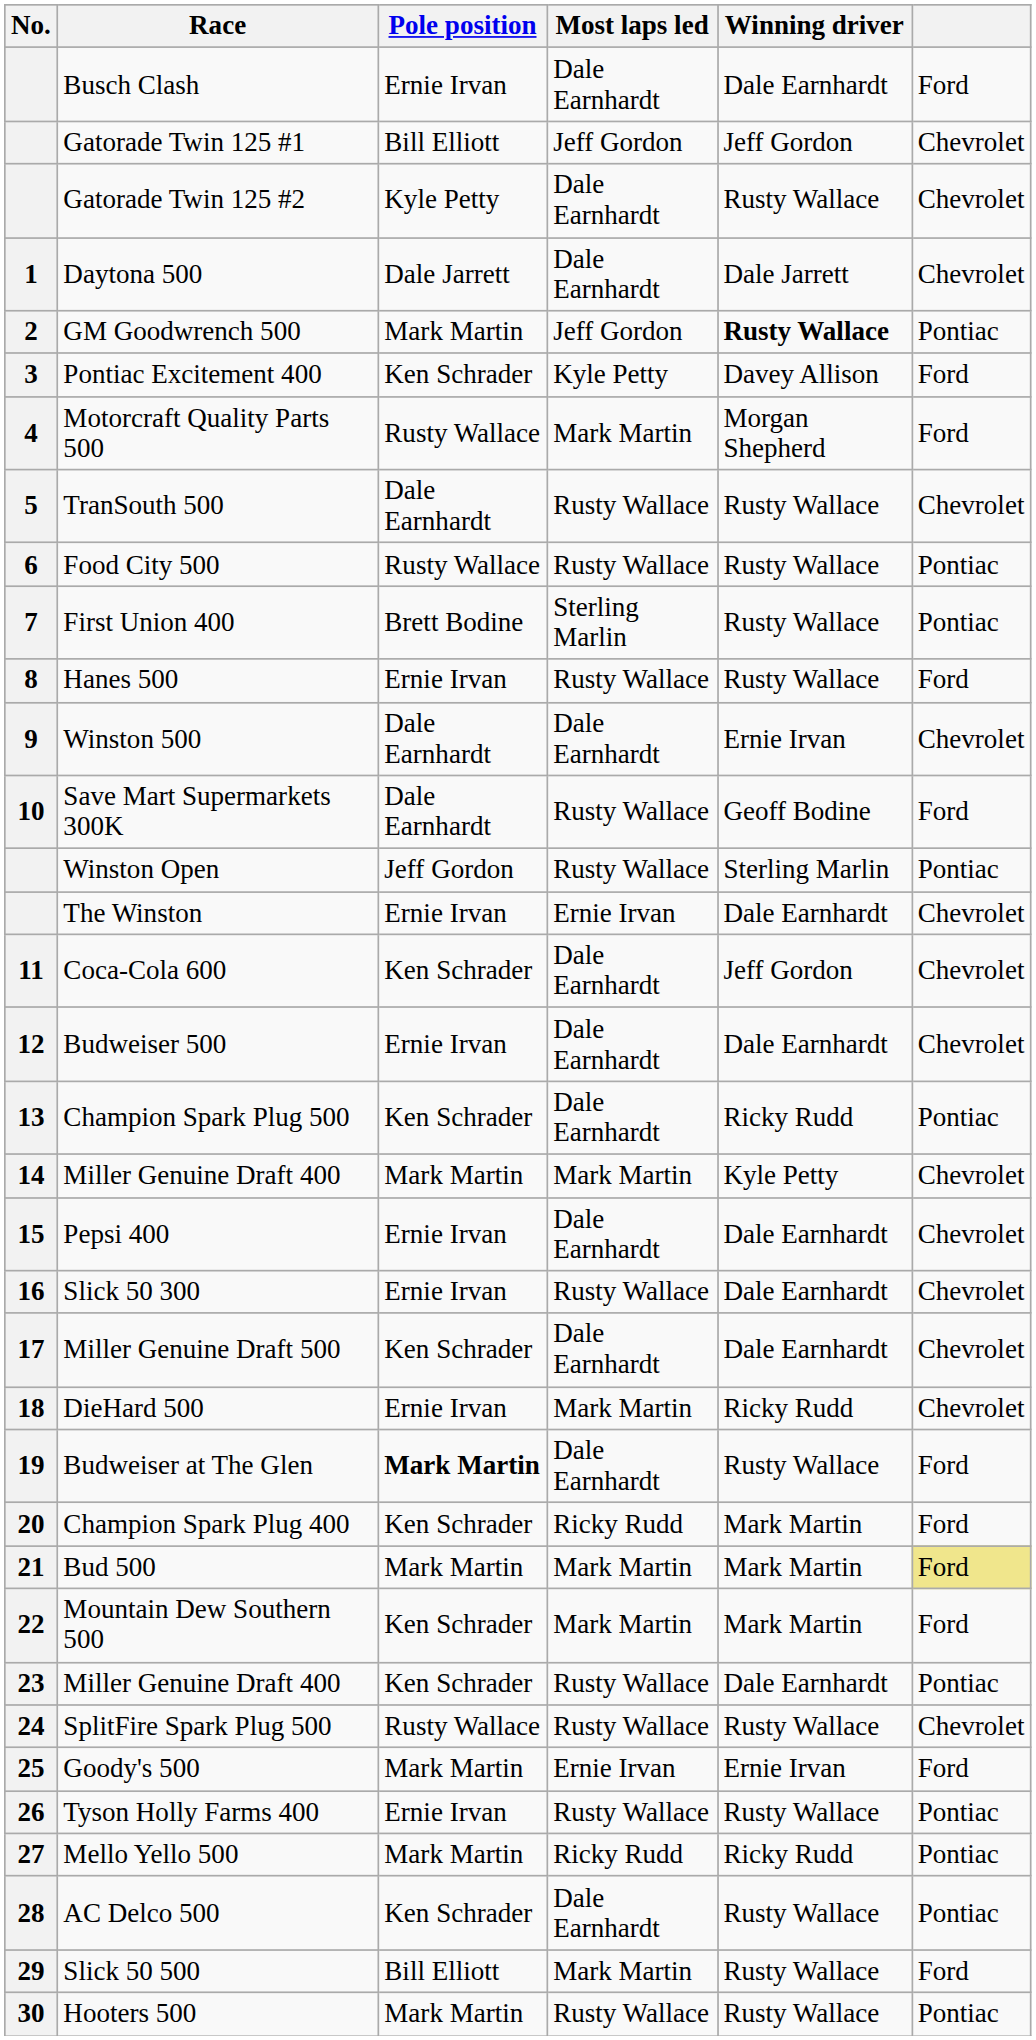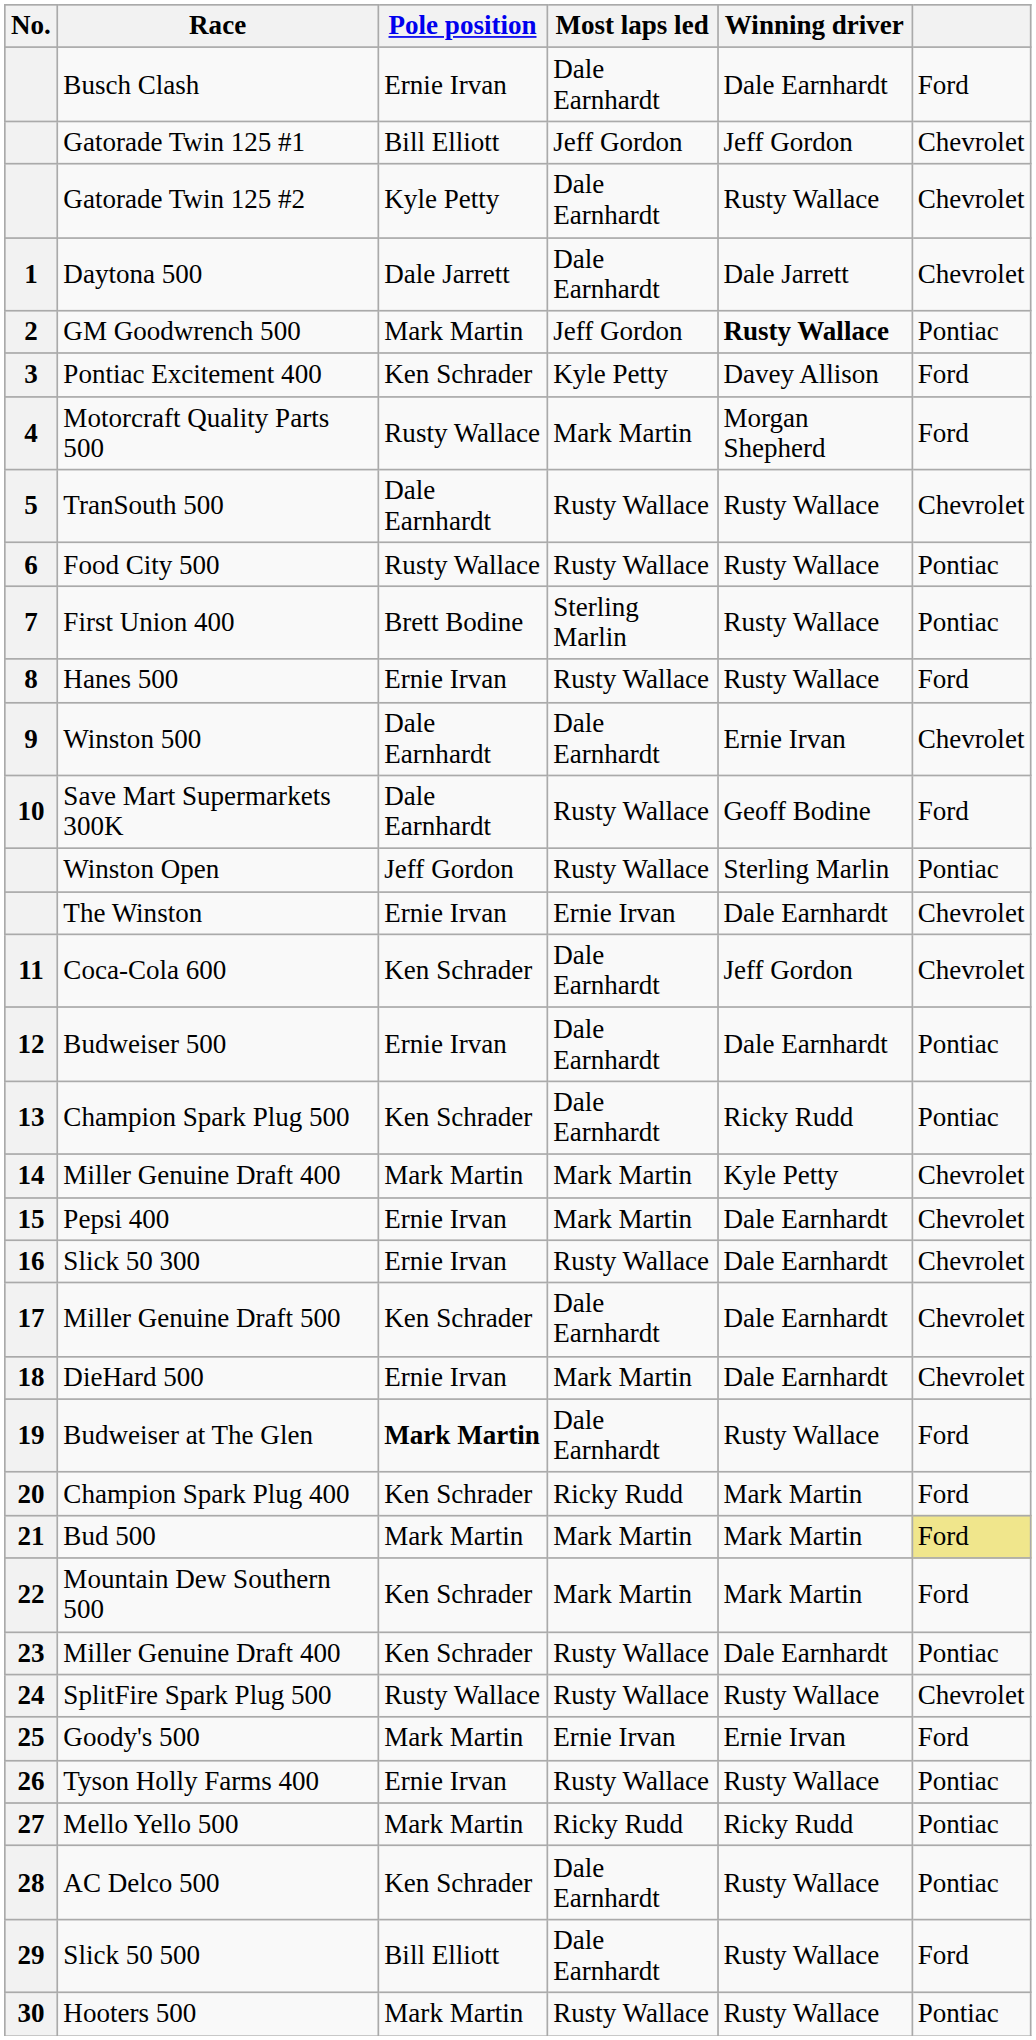(971, 1043) Chevrolet -> (958, 1043) Pontiac
(606, 1233) Dale Earnhardt -> (623, 1218) Mark Martin
(788, 1407) Ricky Rudd -> (806, 1377) Dale Earnhardt
(623, 1970) Mark Martin -> (606, 1955) Dale Earnhardt
